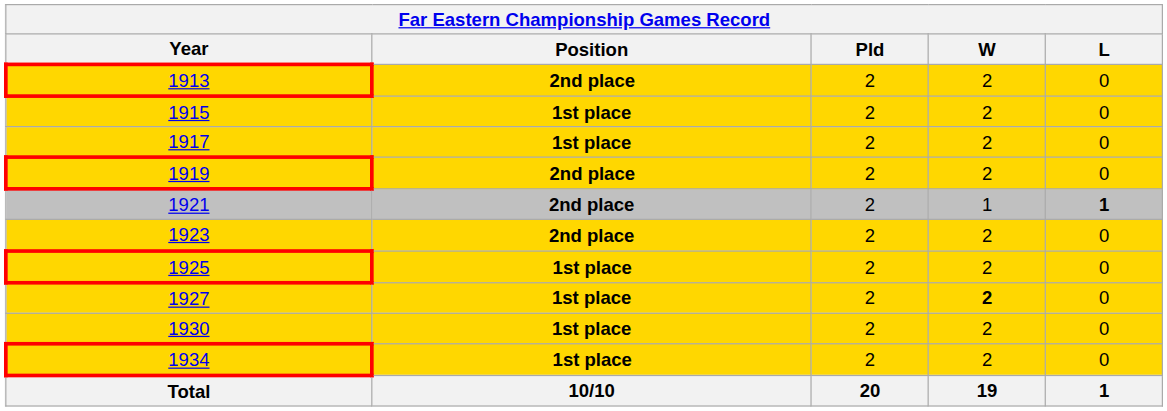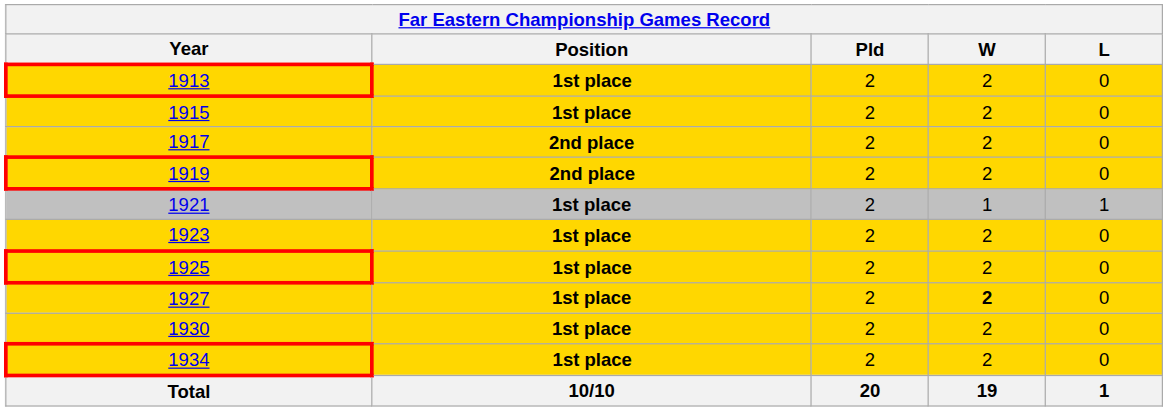(592, 81) 2nd place -> (592, 81) 1st place
(592, 142) 1st place -> (592, 142) 2nd place
(592, 205) 2nd place -> (592, 205) 1st place
(1104, 205) bold -> (1104, 205) normal
(592, 235) 2nd place -> (592, 235) 1st place
